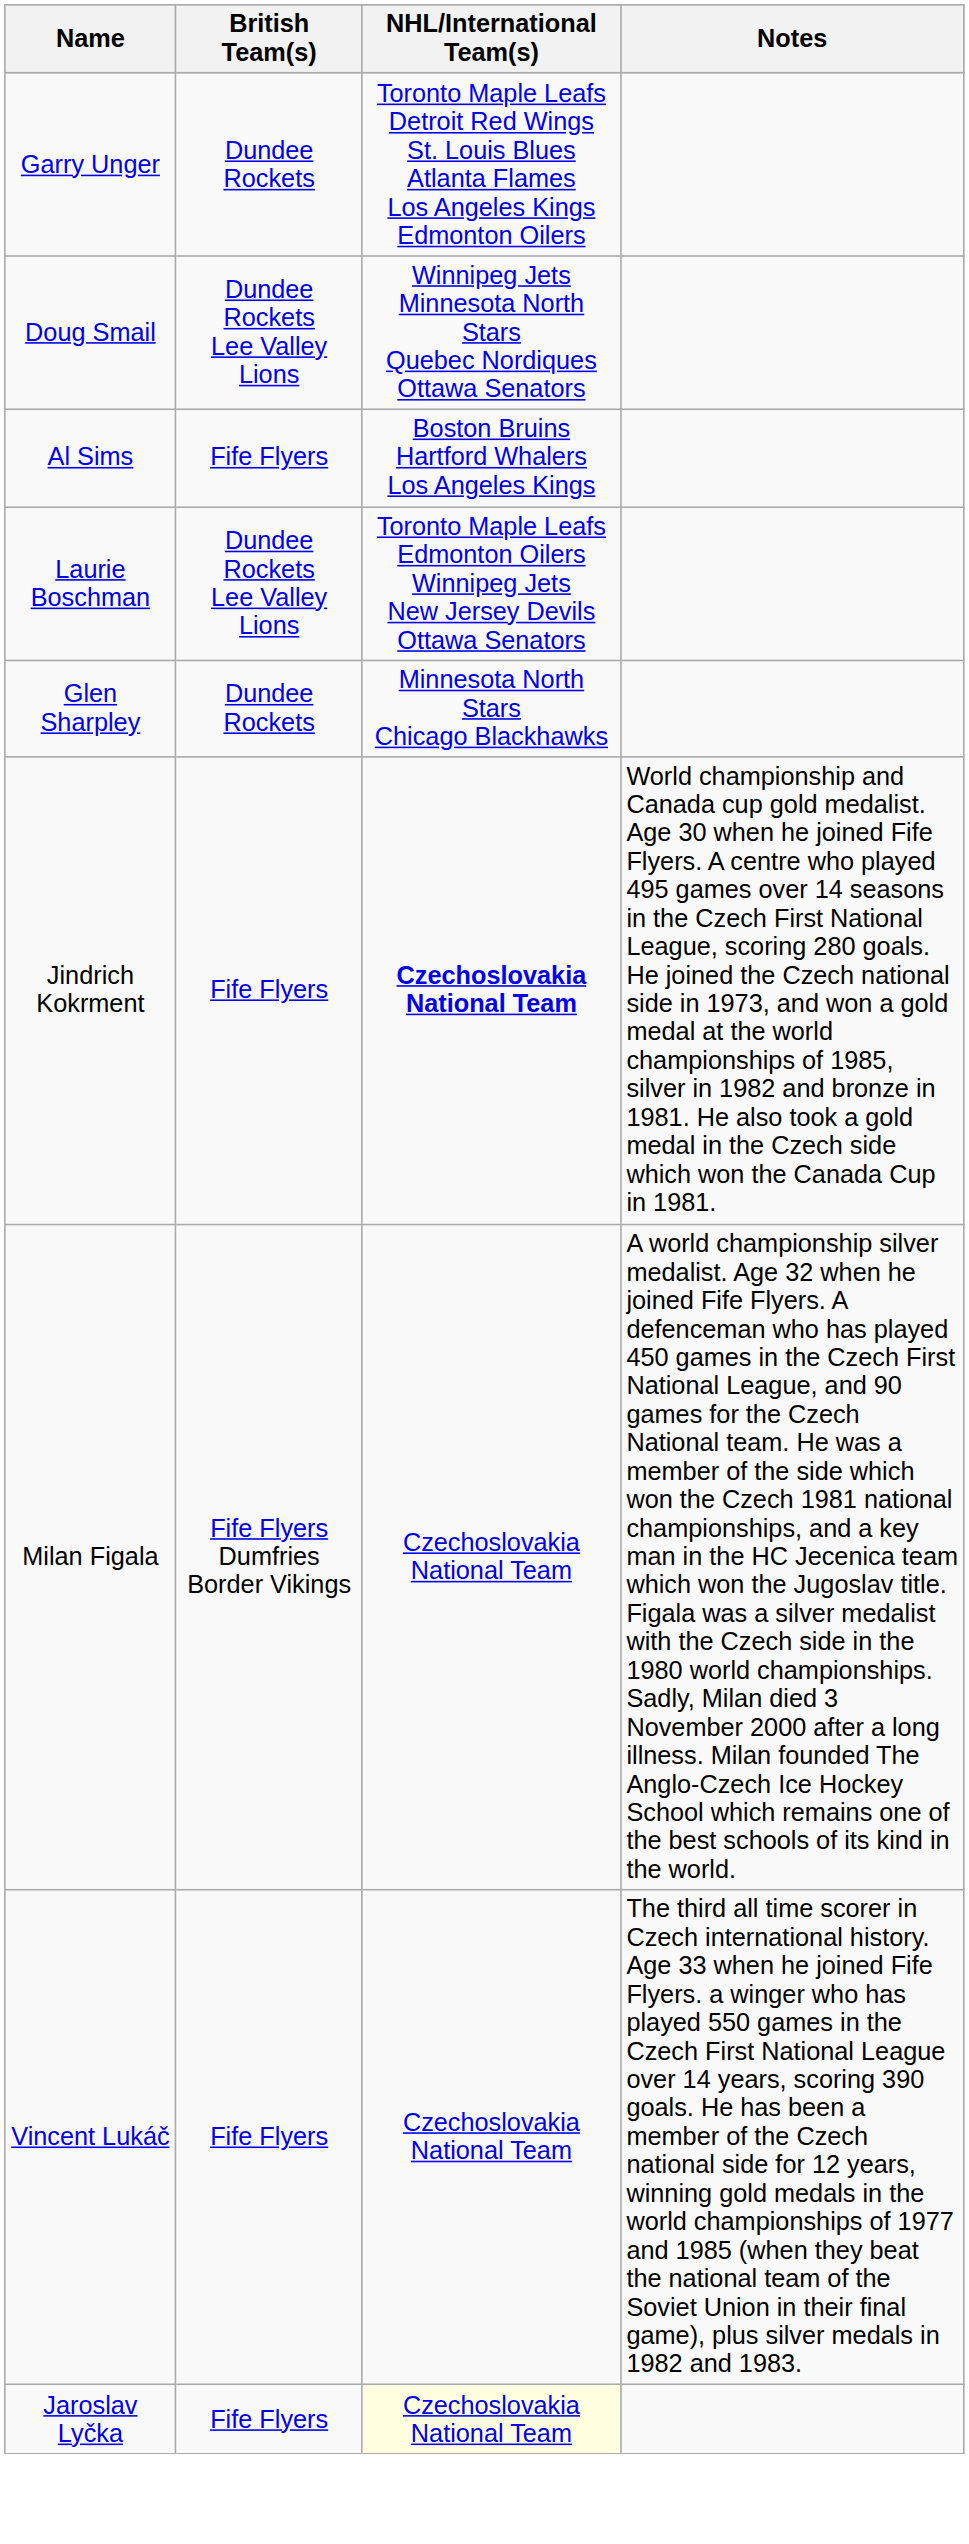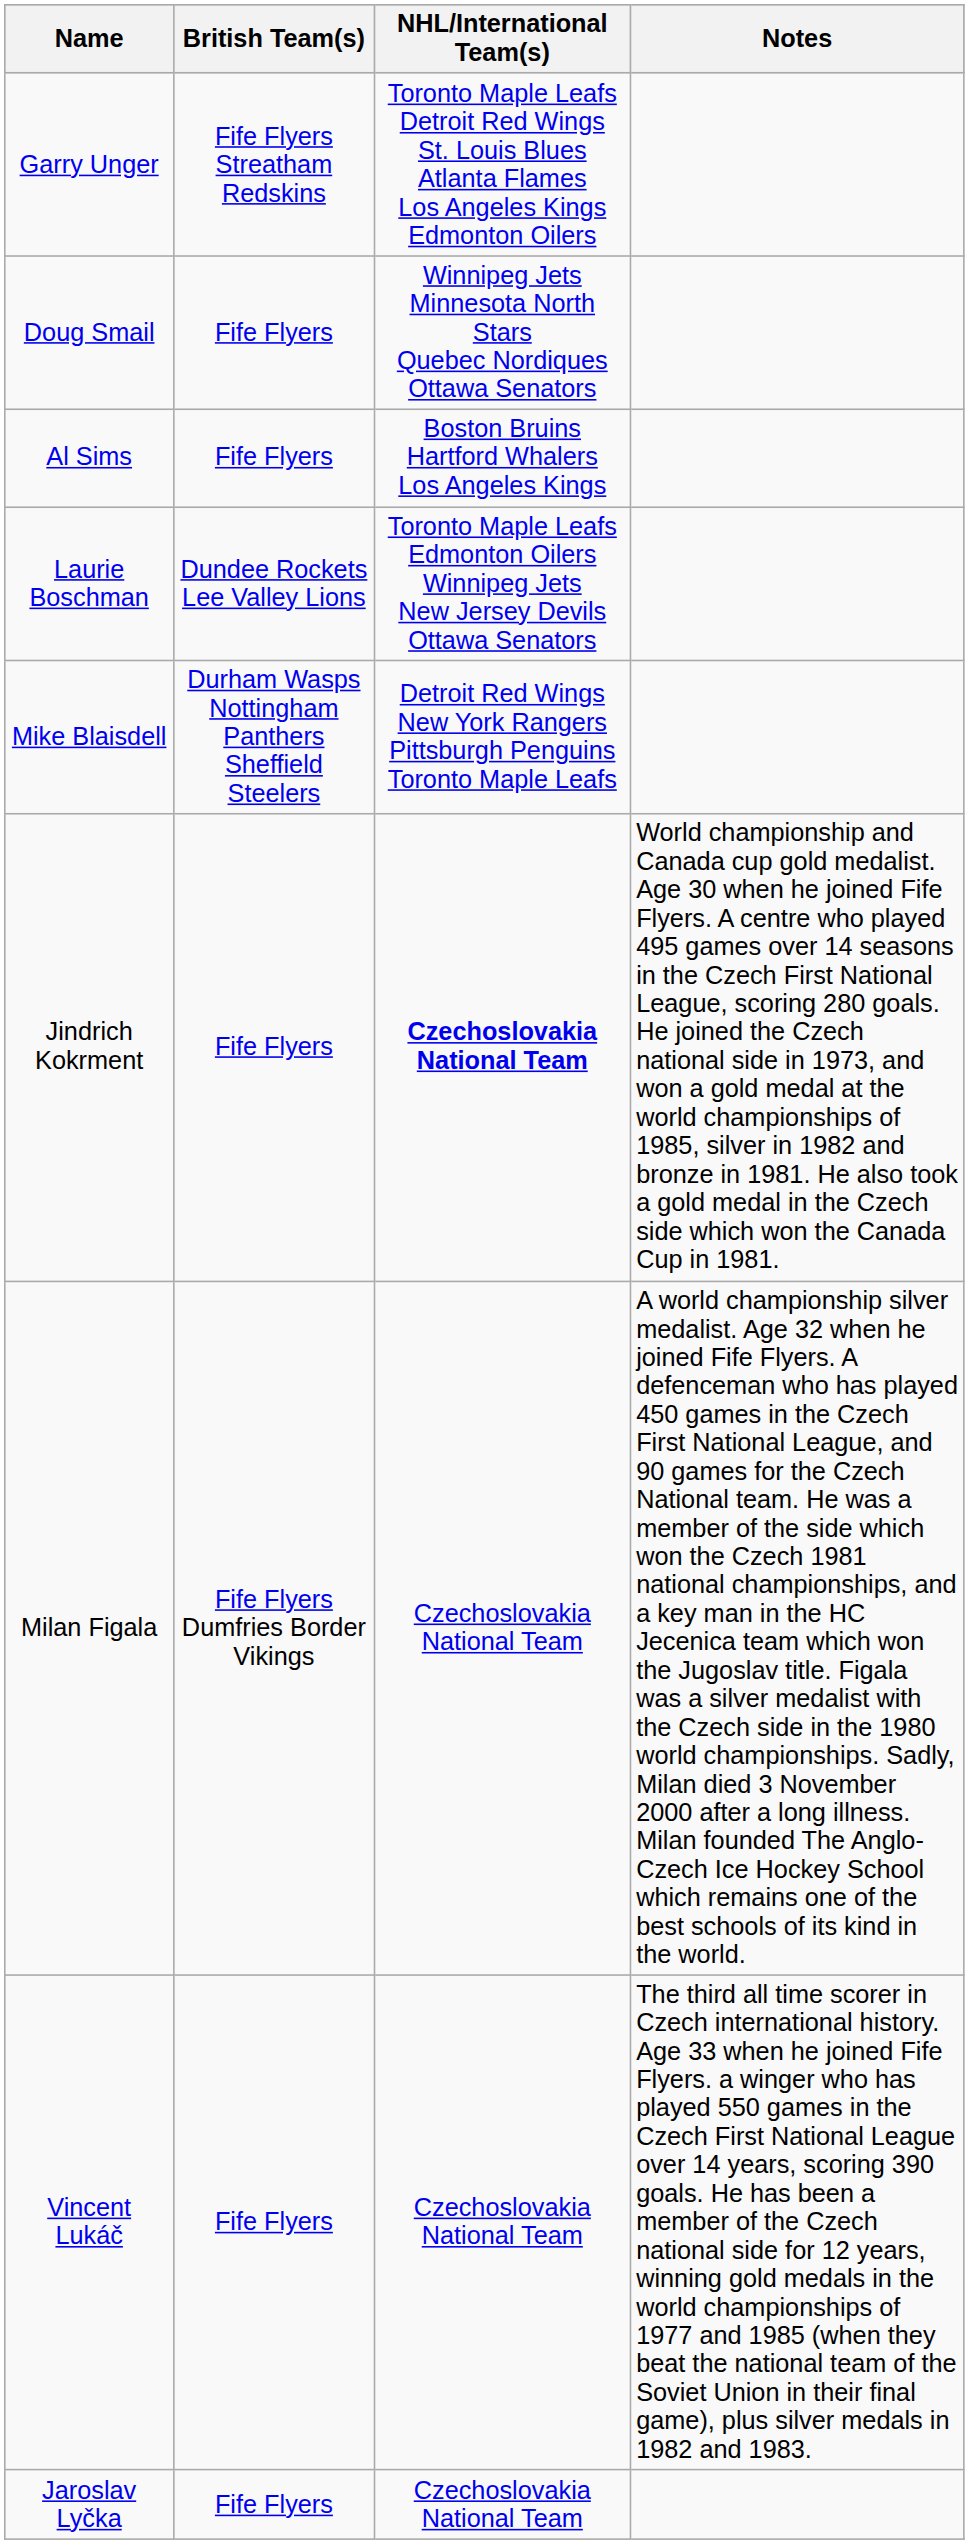(269, 164) Dundee Rockets -> (274, 164) Fife Flyers Streatham Redskins
(269, 332) Dundee Rockets Lee Valley Lions -> (274, 332) Fife Flyers
- row: (90, 708)
+ row: (89, 736)
(491, 2418) lightyellow background -> (502, 2504) no background
